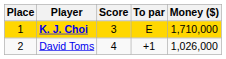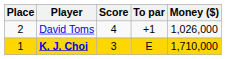rows swapped: (64, 29) <-> (67, 46)
